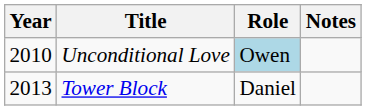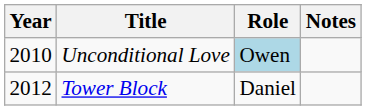(31, 88) 2013 -> (31, 88) 2012
